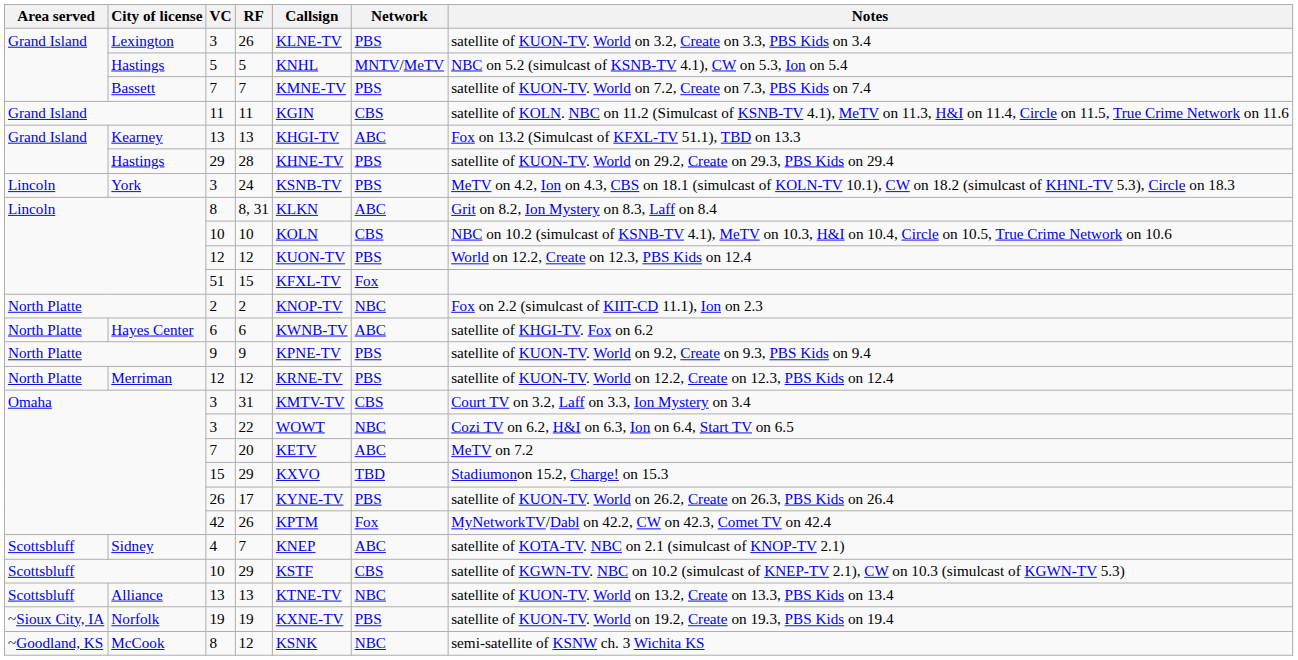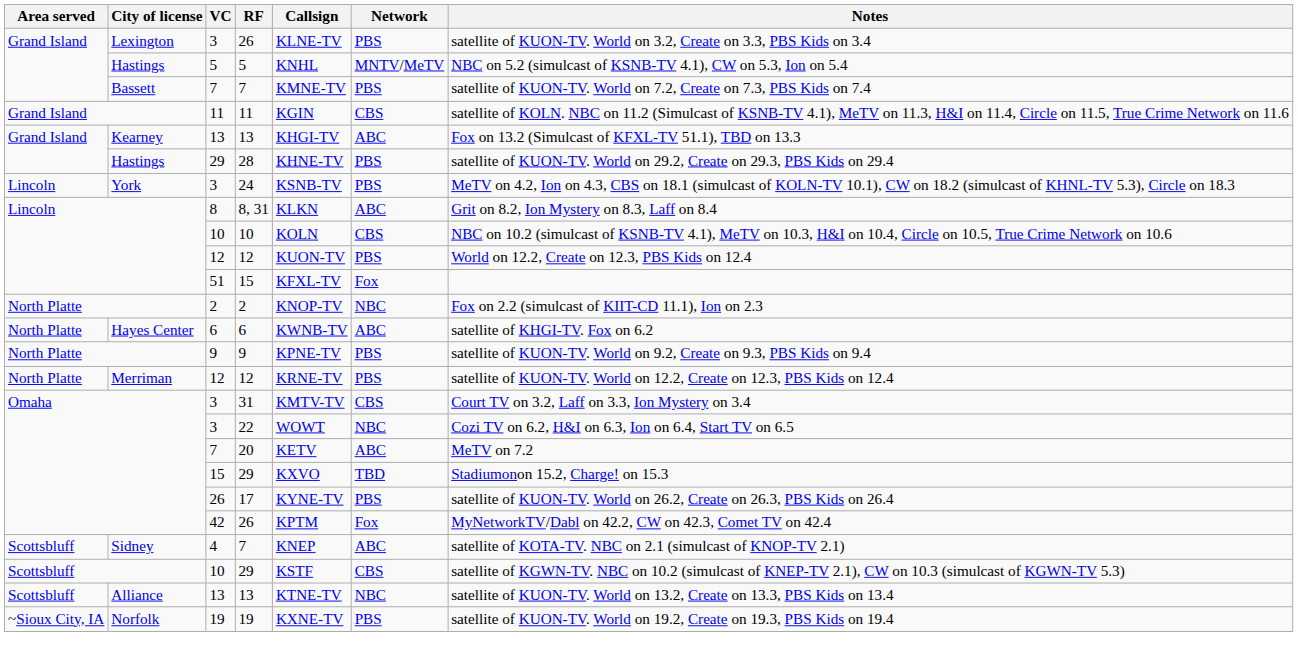- row: (138, 643)
